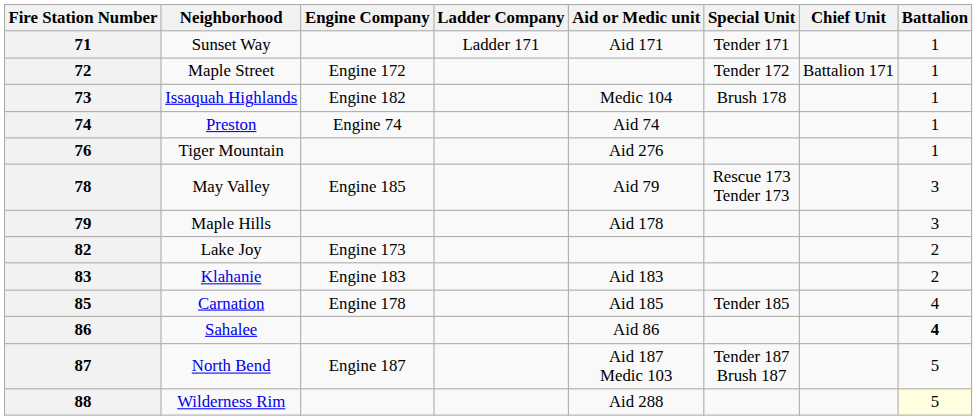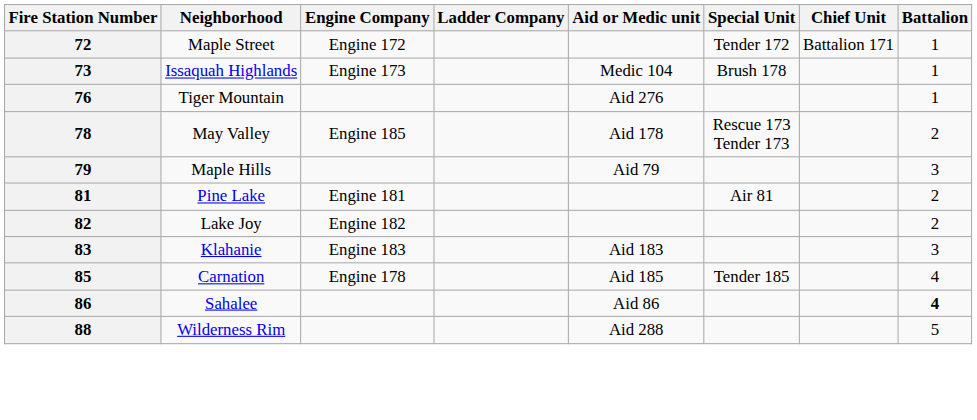- row: (83, 44)
(367, 97) Engine 182 -> (367, 71) Engine 173
- row: (83, 124)
(636, 187) Aid 79 -> (636, 133) Aid 178
(935, 187) 3 -> (935, 133) 2
(636, 223) Aid 178 -> (636, 169) Aid 79
+ row: (83, 196)
(367, 249) Engine 173 -> (367, 223) Engine 182
(935, 276) 2 -> (935, 249) 3
- row: (83, 365)
(935, 401) lightyellow background -> (935, 329) no background
